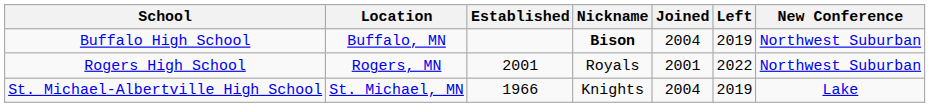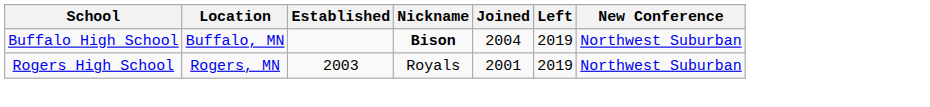(520, 65) 2001 -> (341, 65) 2003
(735, 65) 2022 -> (555, 65) 2019
- row: (165, 90)
